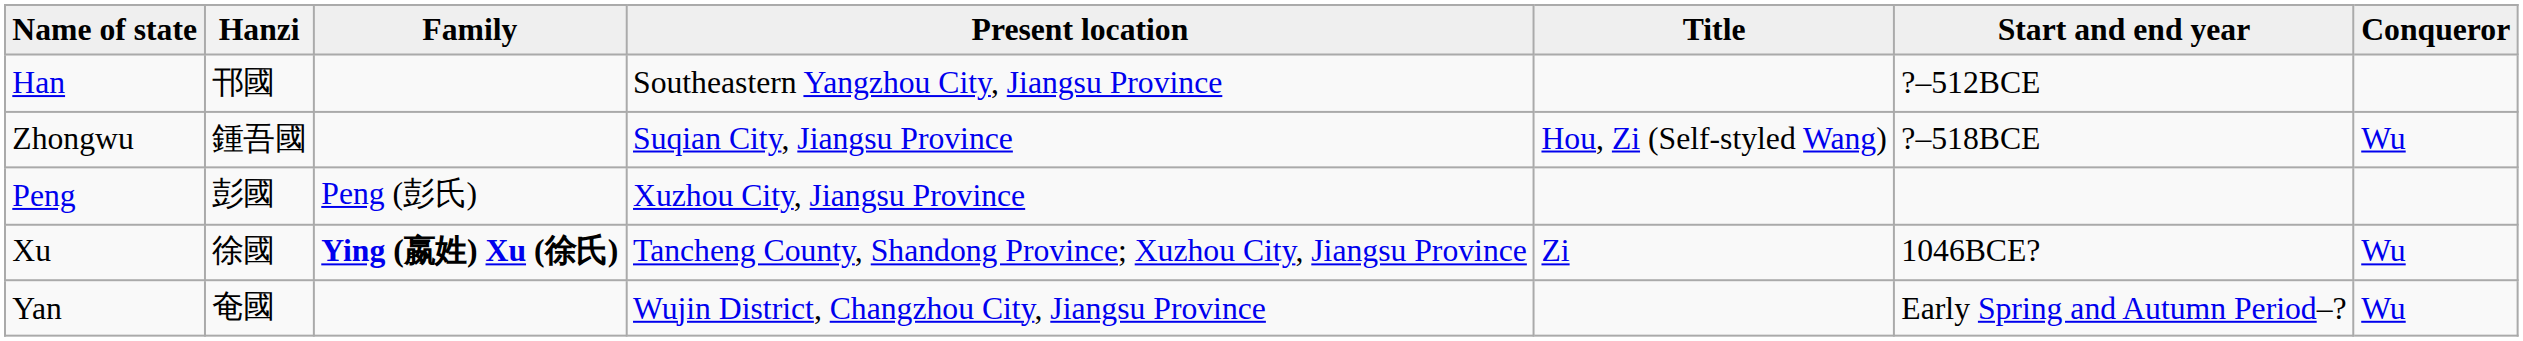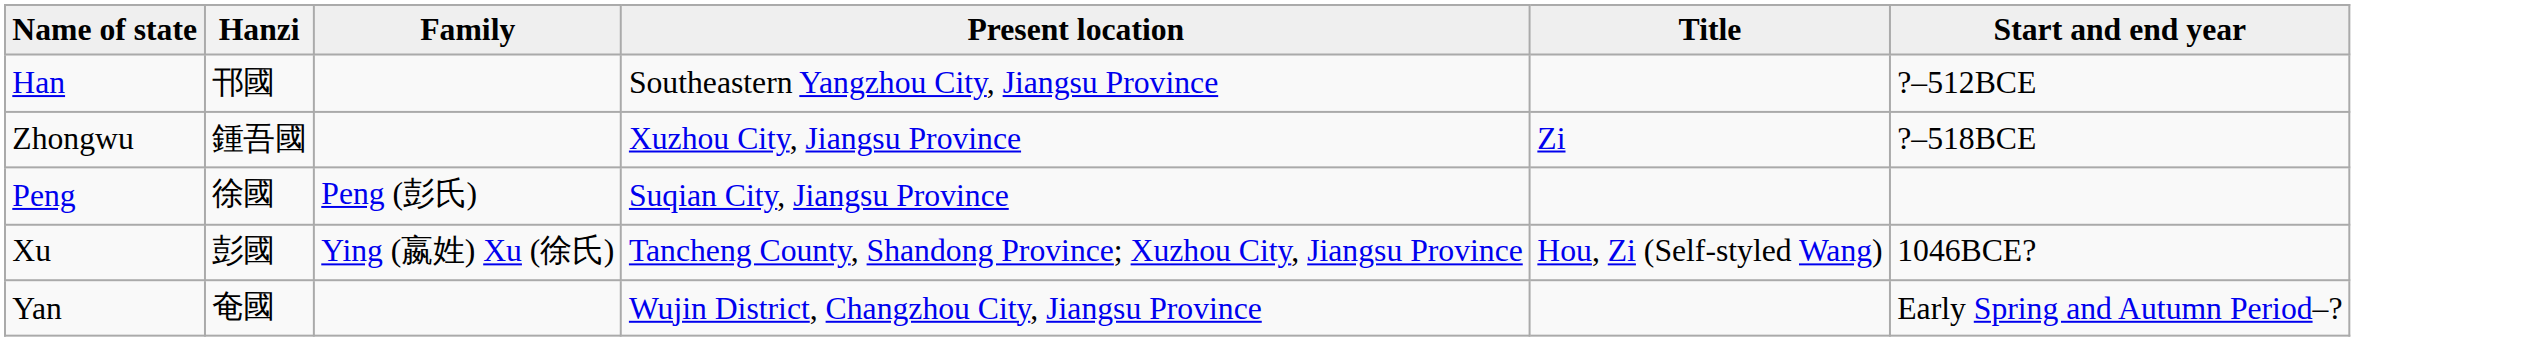- column: (2436, 29)
(823, 139) Suqian City, Jiangsu Province -> (825, 139) Xuzhou City, Jiangsu Province
(1714, 139) Hou, Zi (Self-styled Wang) -> (1551, 139) Zi
(243, 194) 彭國 -> (243, 194) 徐國
(829, 195) Xuzhou City, Jiangsu Province -> (819, 195) Suqian City, Jiangsu Province
(243, 250) 徐國 -> (243, 250) 彭國
(470, 250) bold -> (468, 250) normal
(1556, 251) Zi -> (1710, 251) Hou, Zi (Self-styled Wang)
